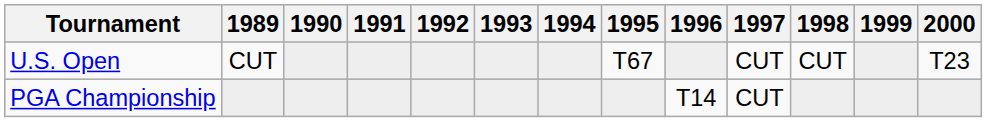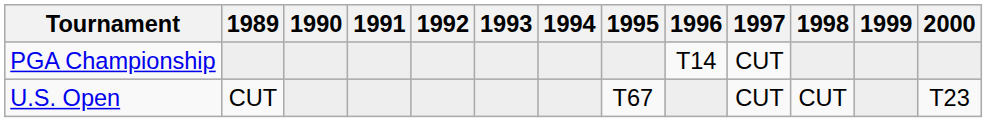rows swapped: (65, 61) <-> (113, 98)
